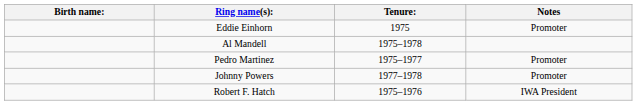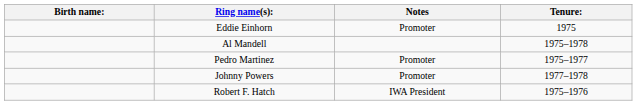columns swapped: (400, 12) <-> (549, 12)
